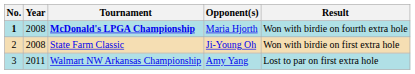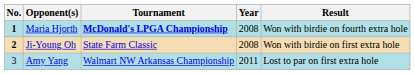columns swapped: (36, 12) <-> (232, 12)
(14, 45) normal -> (14, 45) bold
